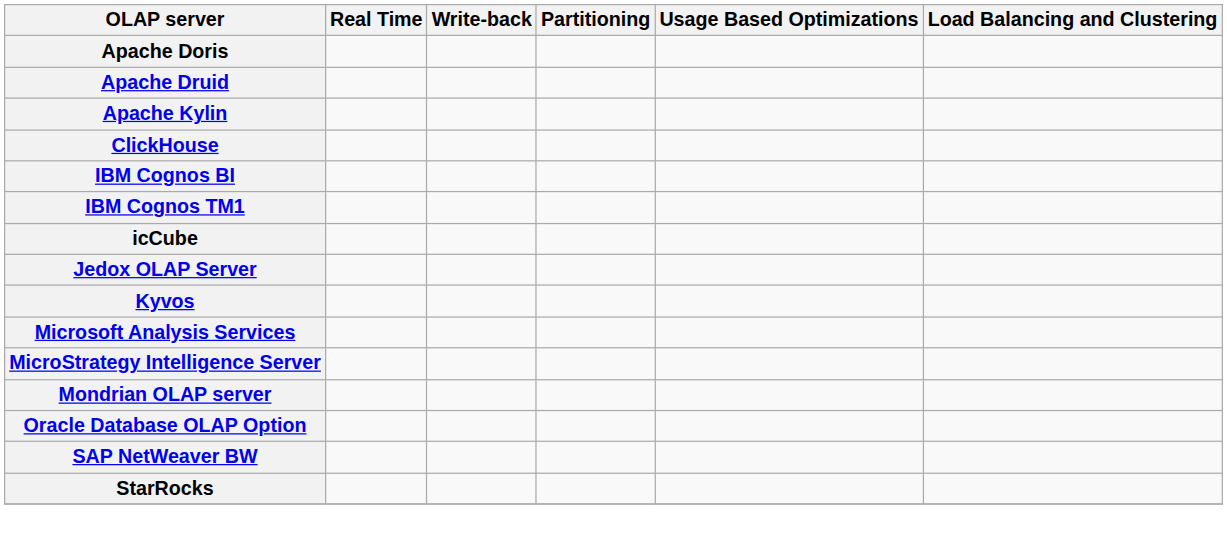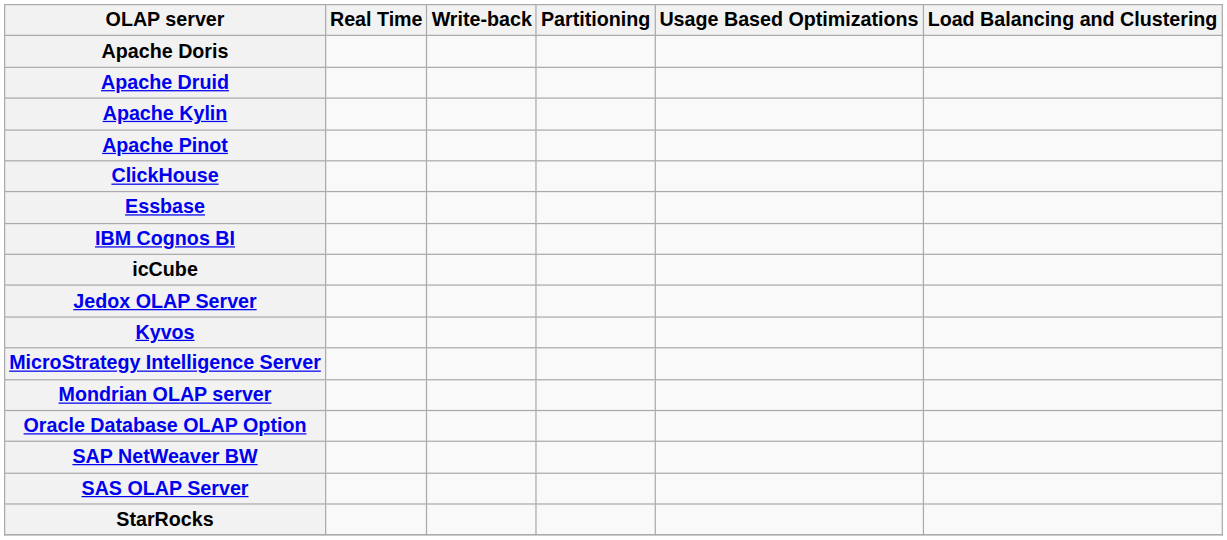+ row: (165, 144)
+ row: (165, 207)
- row: (165, 207)
- row: (165, 332)
+ row: (165, 488)
